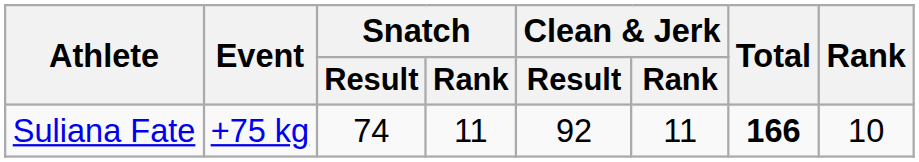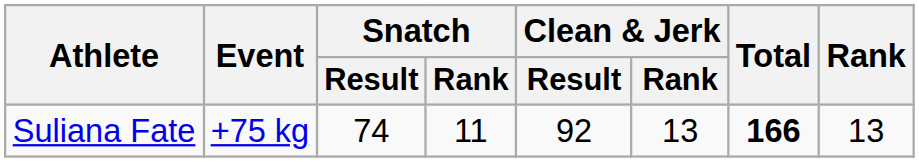(680, 131) 11 -> (680, 131) 13
(866, 131) 10 -> (866, 131) 13
